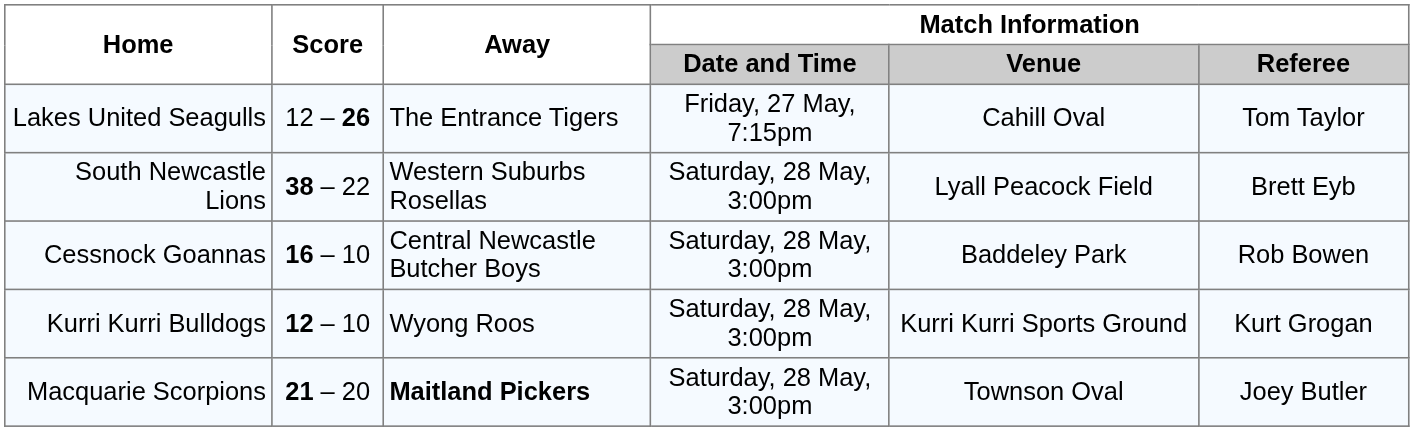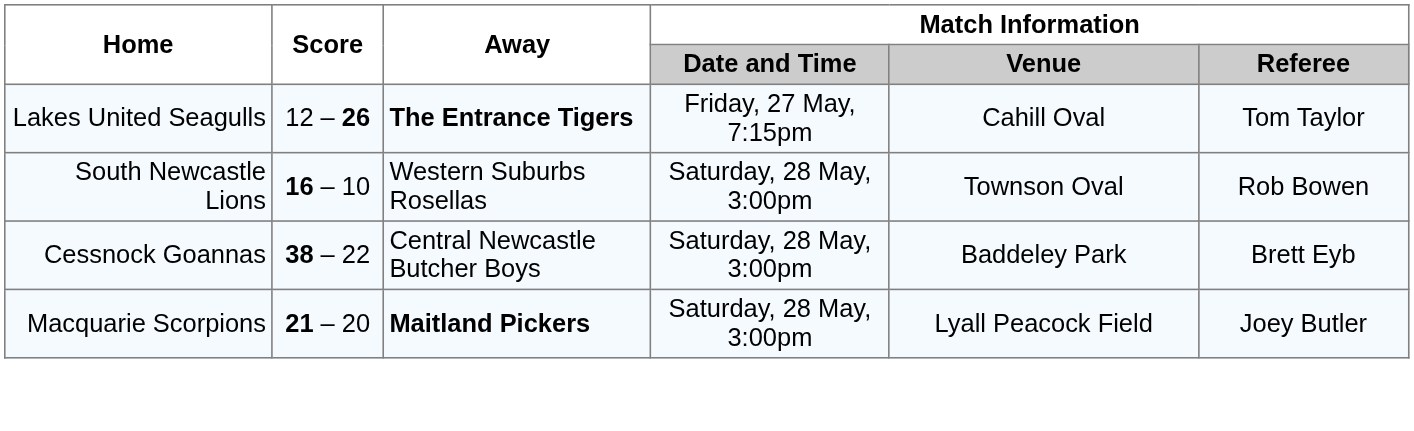(504, 118) normal -> (511, 118) bold
(328, 186) 38 – 22 -> (328, 186) 16 – 10
(1044, 186) Lyall Peacock Field -> (1044, 186) Townson Oval
(1303, 186) Brett Eyb -> (1303, 186) Rob Bowen
(328, 254) 16 – 10 -> (328, 254) 38 – 22
(1303, 254) Rob Bowen -> (1303, 254) Brett Eyb
- row: (156, 323)
(1044, 391) Townson Oval -> (1044, 323) Lyall Peacock Field
